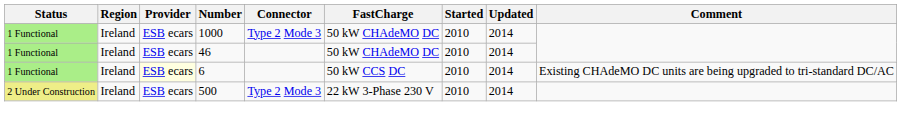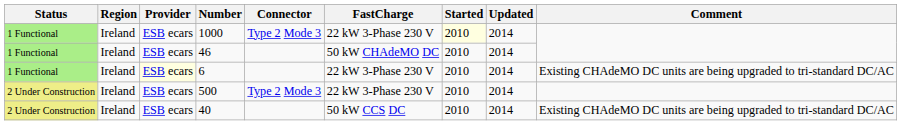(383, 33) 50 kW CHAdeMO DC -> (380, 33) 22 kW 3-Phase 230 V
(457, 33) no background -> (457, 33) lightyellow background
(366, 71) 50 kW CCS DC -> (380, 71) 22 kW 3-Phase 230 V
+ row: (205, 110)
